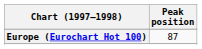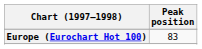(173, 37) 87 -> (173, 37) 83
